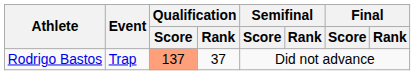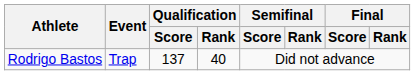(173, 59) lightsalmon background -> (173, 59) no background
(218, 59) 37 -> (218, 59) 40
